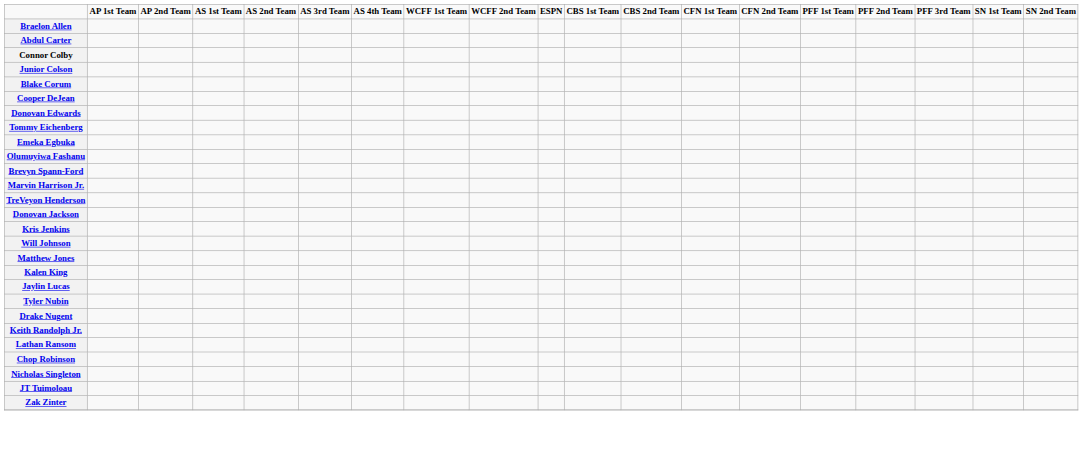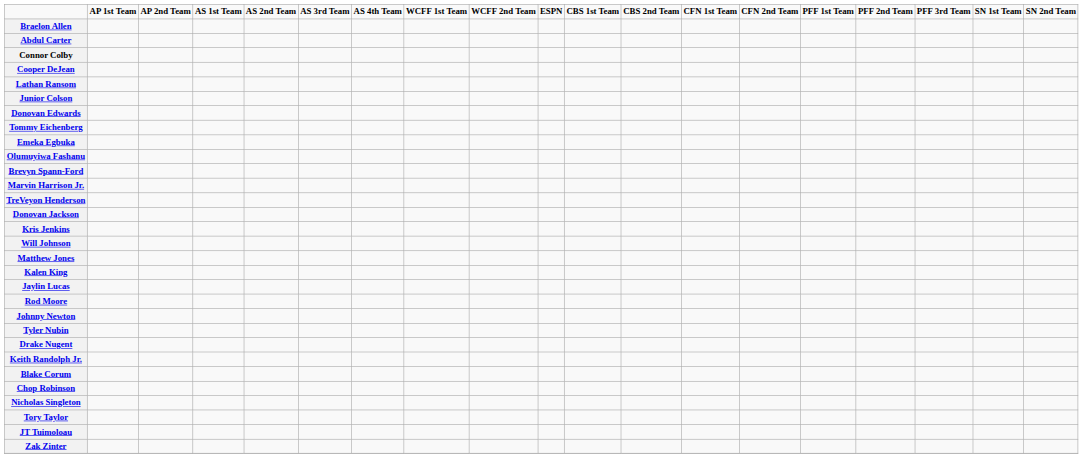rows swapped: (46, 70) <-> (46, 99)
rows swapped: (46, 84) <-> (46, 345)
+ row: (46, 301)
+ row: (46, 316)
+ row: (46, 417)
